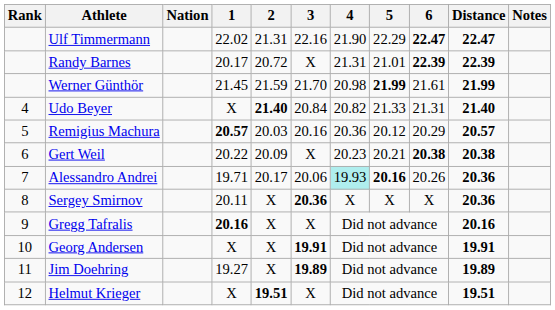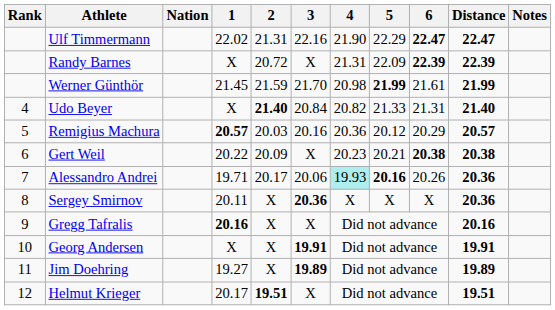(232, 62) 20.17 -> (232, 62) X
(389, 62) 21.01 -> (389, 62) 22.09
(232, 293) X -> (232, 293) 20.17
